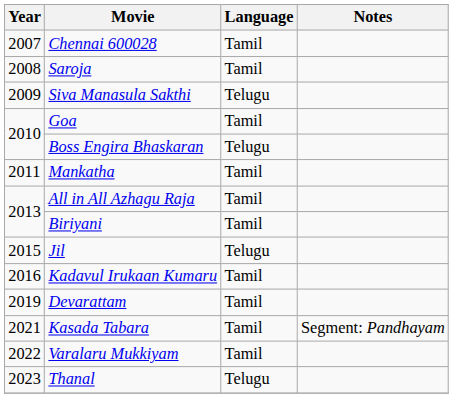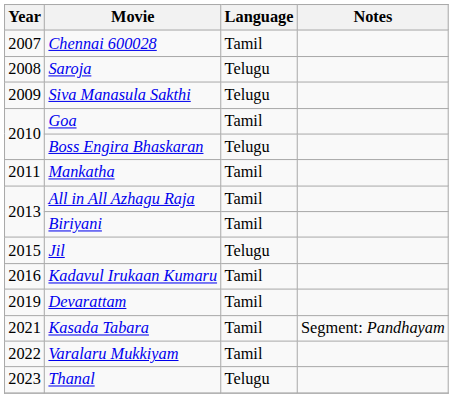(244, 69) Tamil -> (247, 69) Telugu
